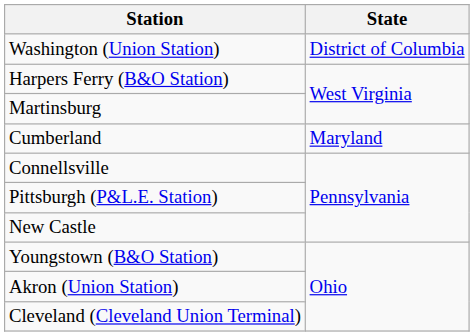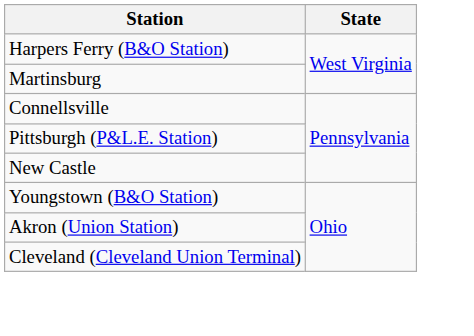- row: (114, 49)
- row: (55, 138)
